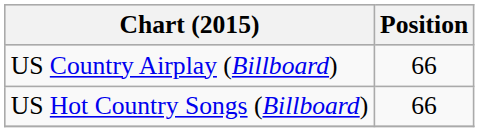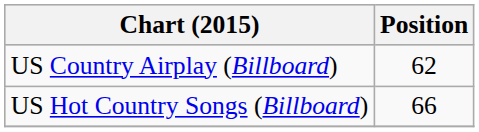(424, 65) 66 -> (424, 65) 62
